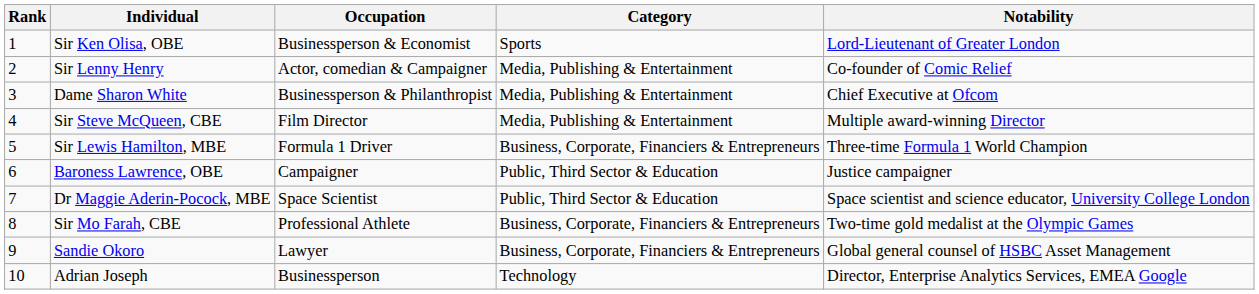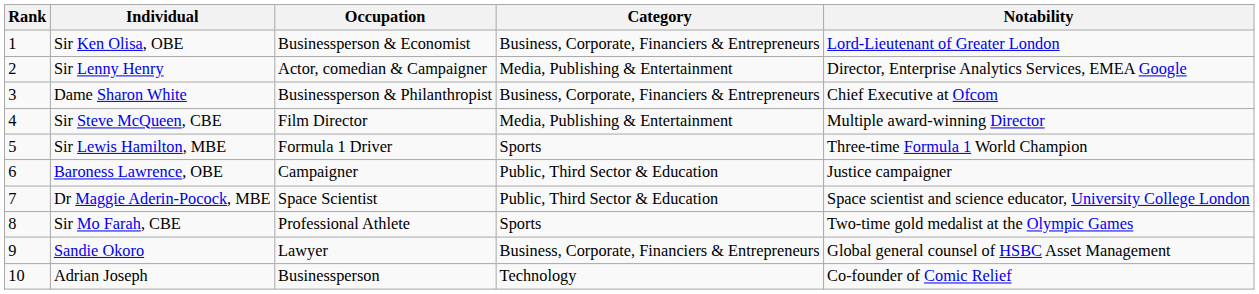(520, 43) Sports -> (660, 43) Business, Corporate, Financiers & Entrepreneurs
(919, 69) Co-founder of Comic Relief -> (1007, 69) Director, Enterprise Analytics Services, EMEA Google
(616, 95) Media, Publishing & Entertainment -> (660, 95) Business, Corporate, Financiers & Entrepreneurs
(660, 146) Business, Corporate, Financiers & Entrepreneurs -> (520, 146) Sports
(660, 224) Business, Corporate, Financiers & Entrepreneurs -> (520, 224) Sports
(1007, 276) Director, Enterprise Analytics Services, EMEA Google -> (919, 276) Co-founder of Comic Relief
